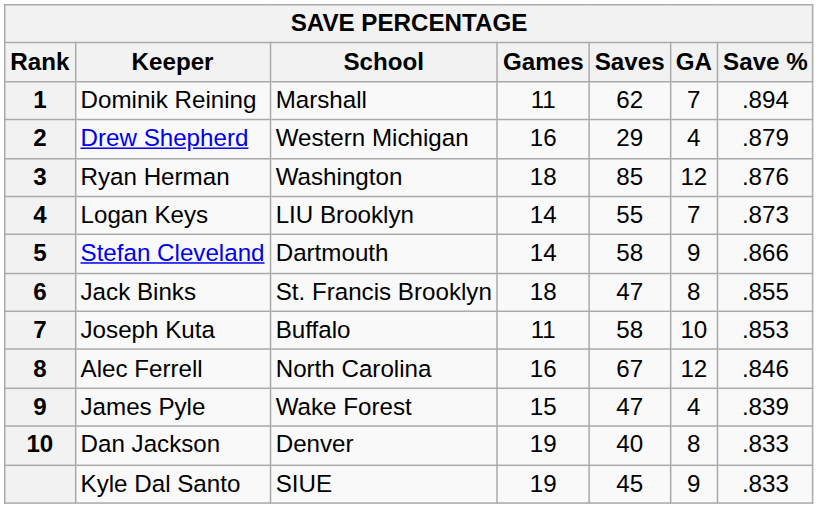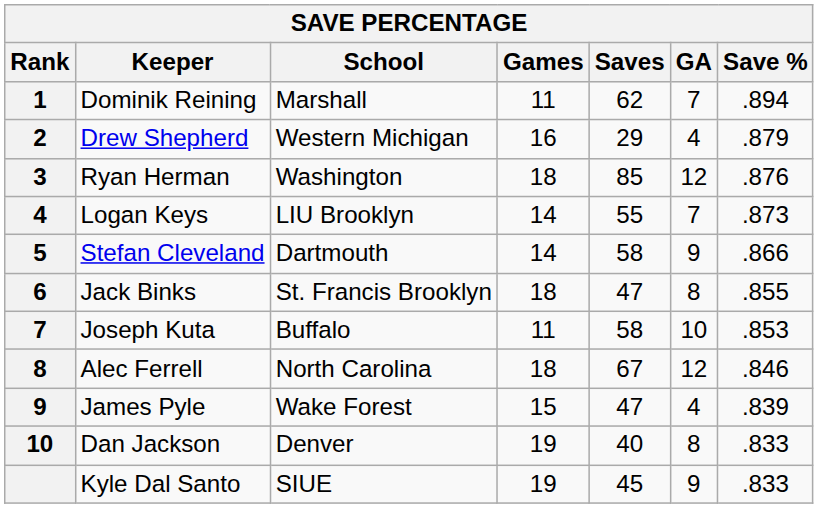(543, 368) 16 -> (543, 368) 18
